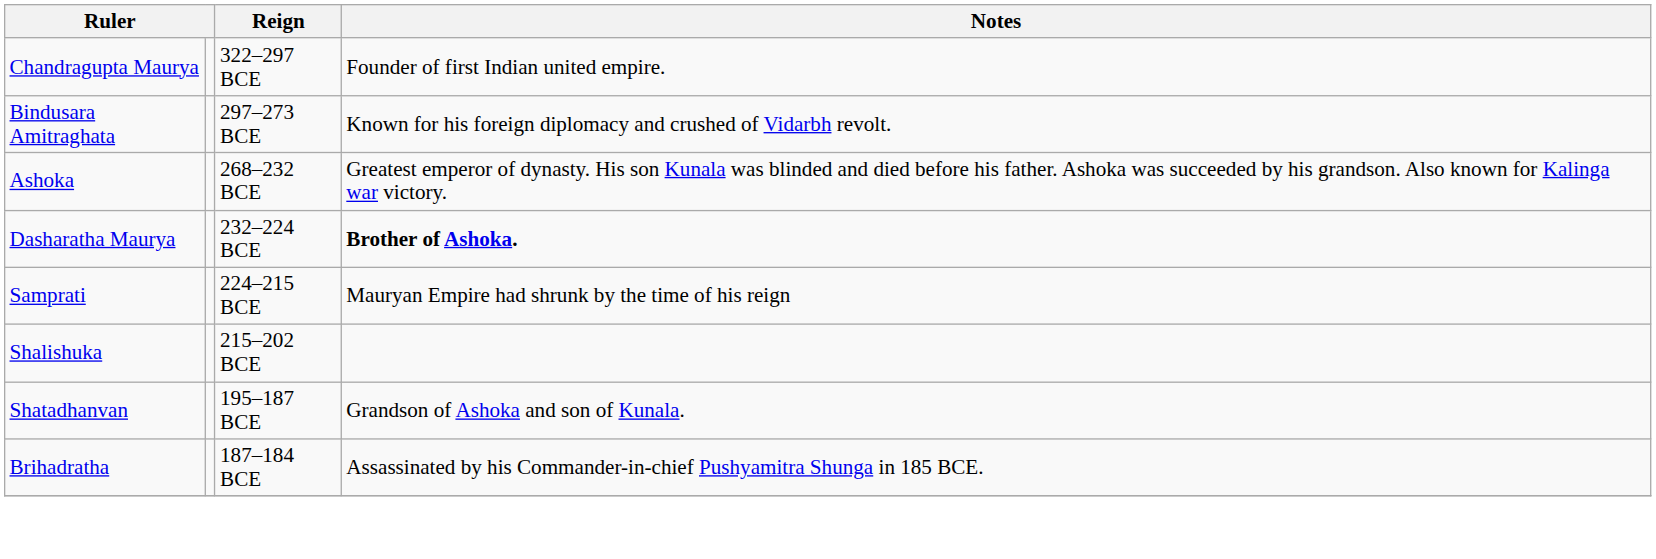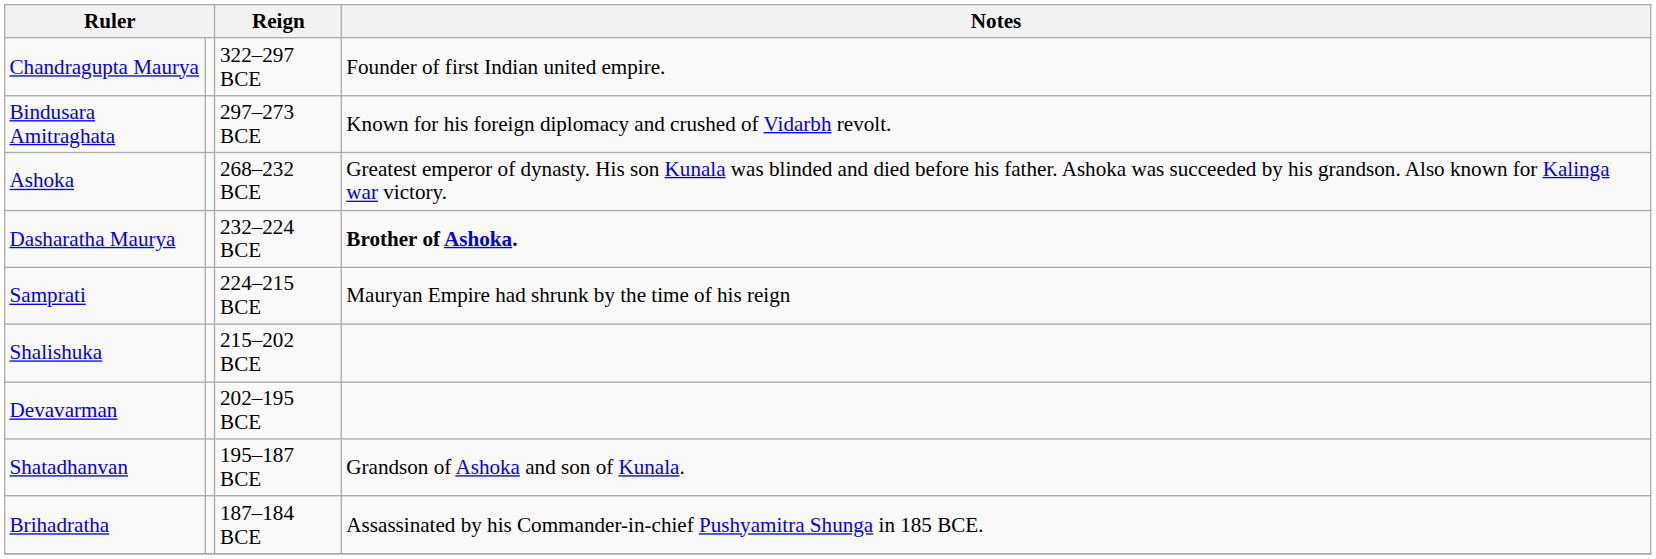+ row: (63, 410)
